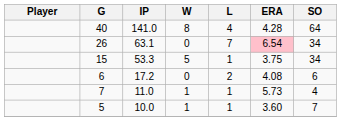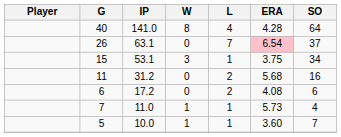(315, 44) 34 -> (315, 44) 37
(144, 60) 53.3 -> (144, 60) 53.1
(187, 60) 5 -> (187, 60) 3
+ row: (102, 76)
